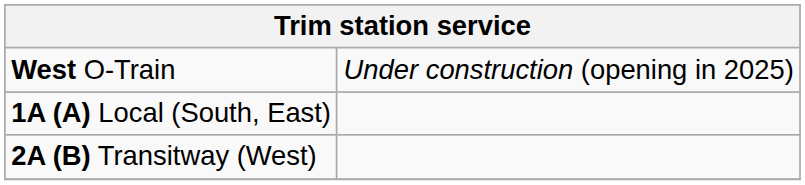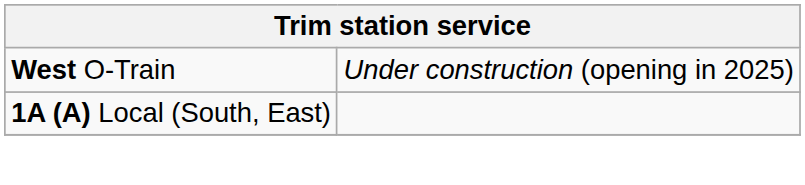- row: (164, 156)
